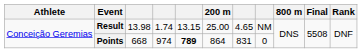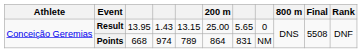(139, 27) 13.98 -> (139, 27) 13.95
(164, 27) 1.74 -> (164, 27) 1.43
(244, 27) 4.65 -> (244, 27) 5.65
(265, 27) NM -> (265, 27) 0
(189, 41) bold -> (189, 41) normal
(265, 41) 0 -> (265, 41) NM
